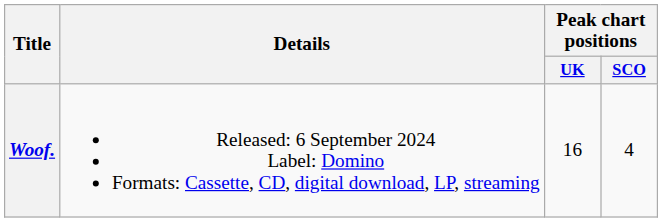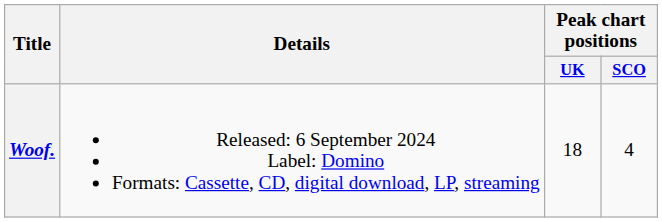(572, 150) 16 -> (572, 150) 18
